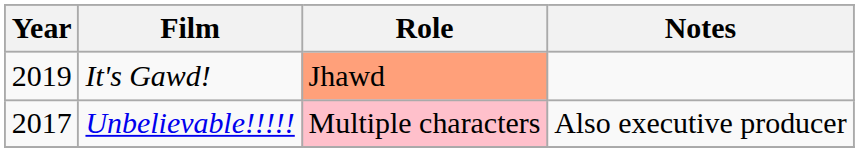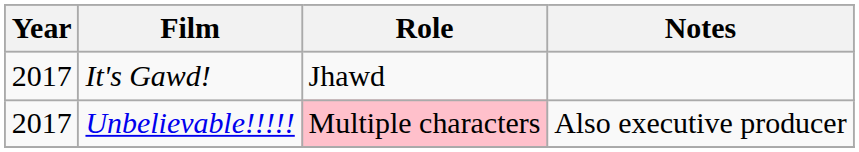(42, 75) 2019 -> (42, 75) 2017
(347, 75) lightsalmon background -> (347, 75) no background
